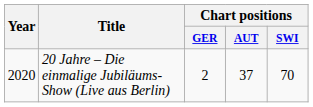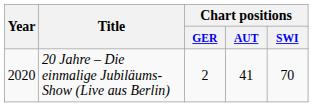(246, 75) 37 -> (246, 75) 41
